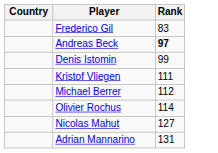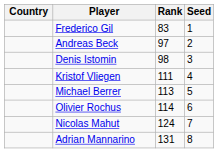+ column: (199, 12)
(163, 44) bold -> (163, 44) normal
(163, 60) 99 -> (163, 60) 98
(166, 92) 112 -> (166, 92) 113
(166, 124) 127 -> (166, 124) 124
